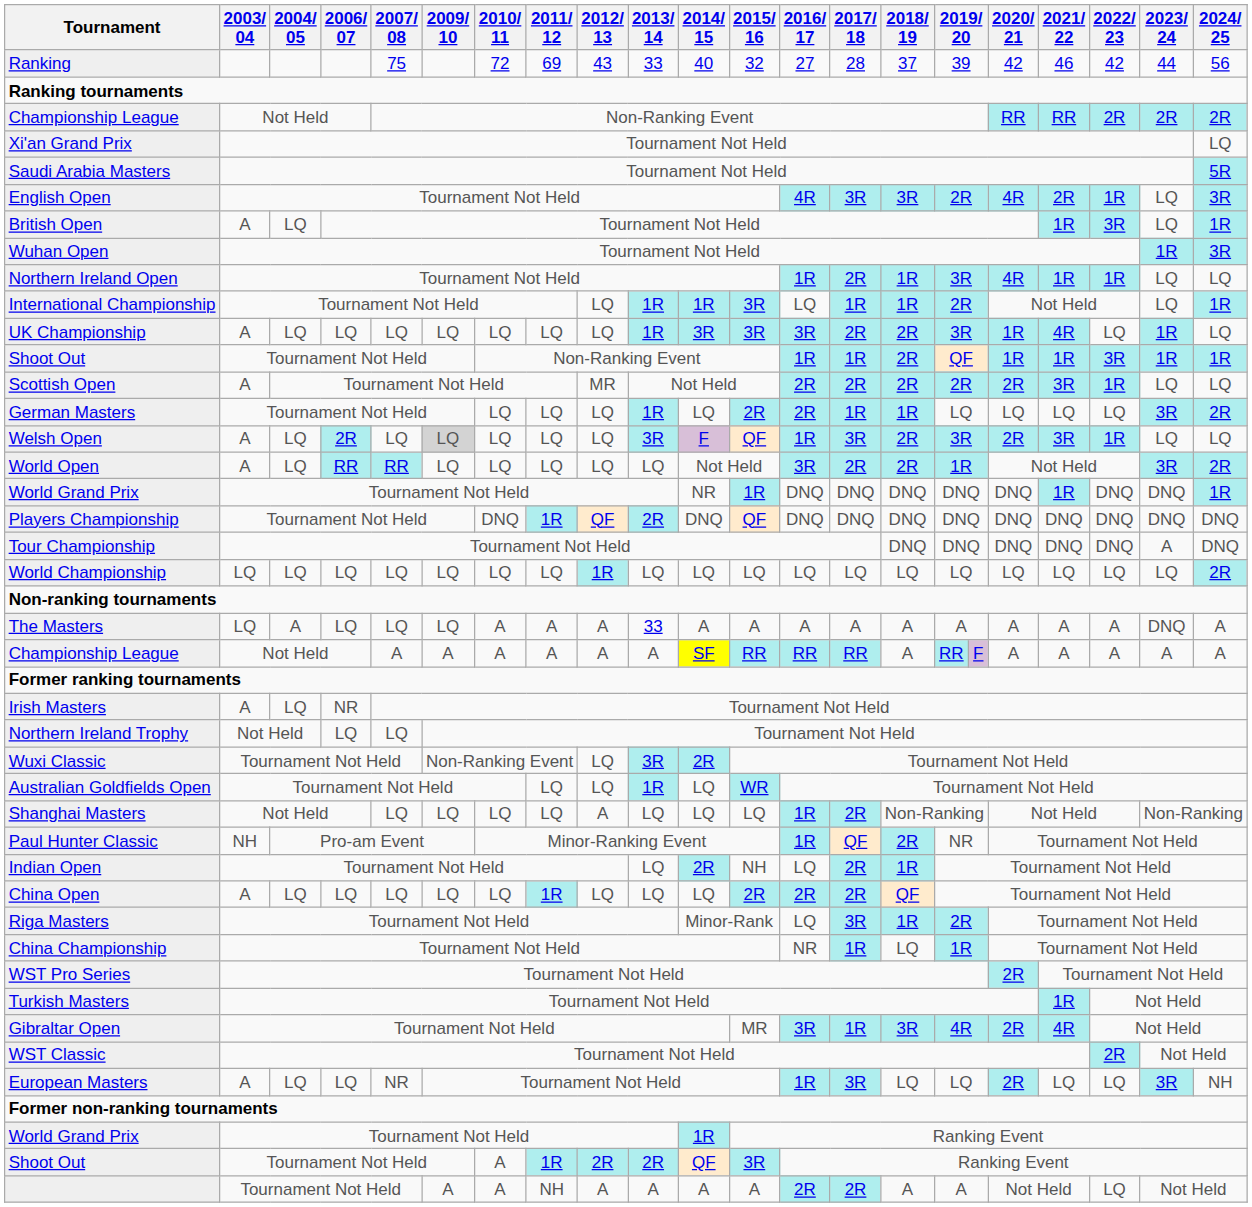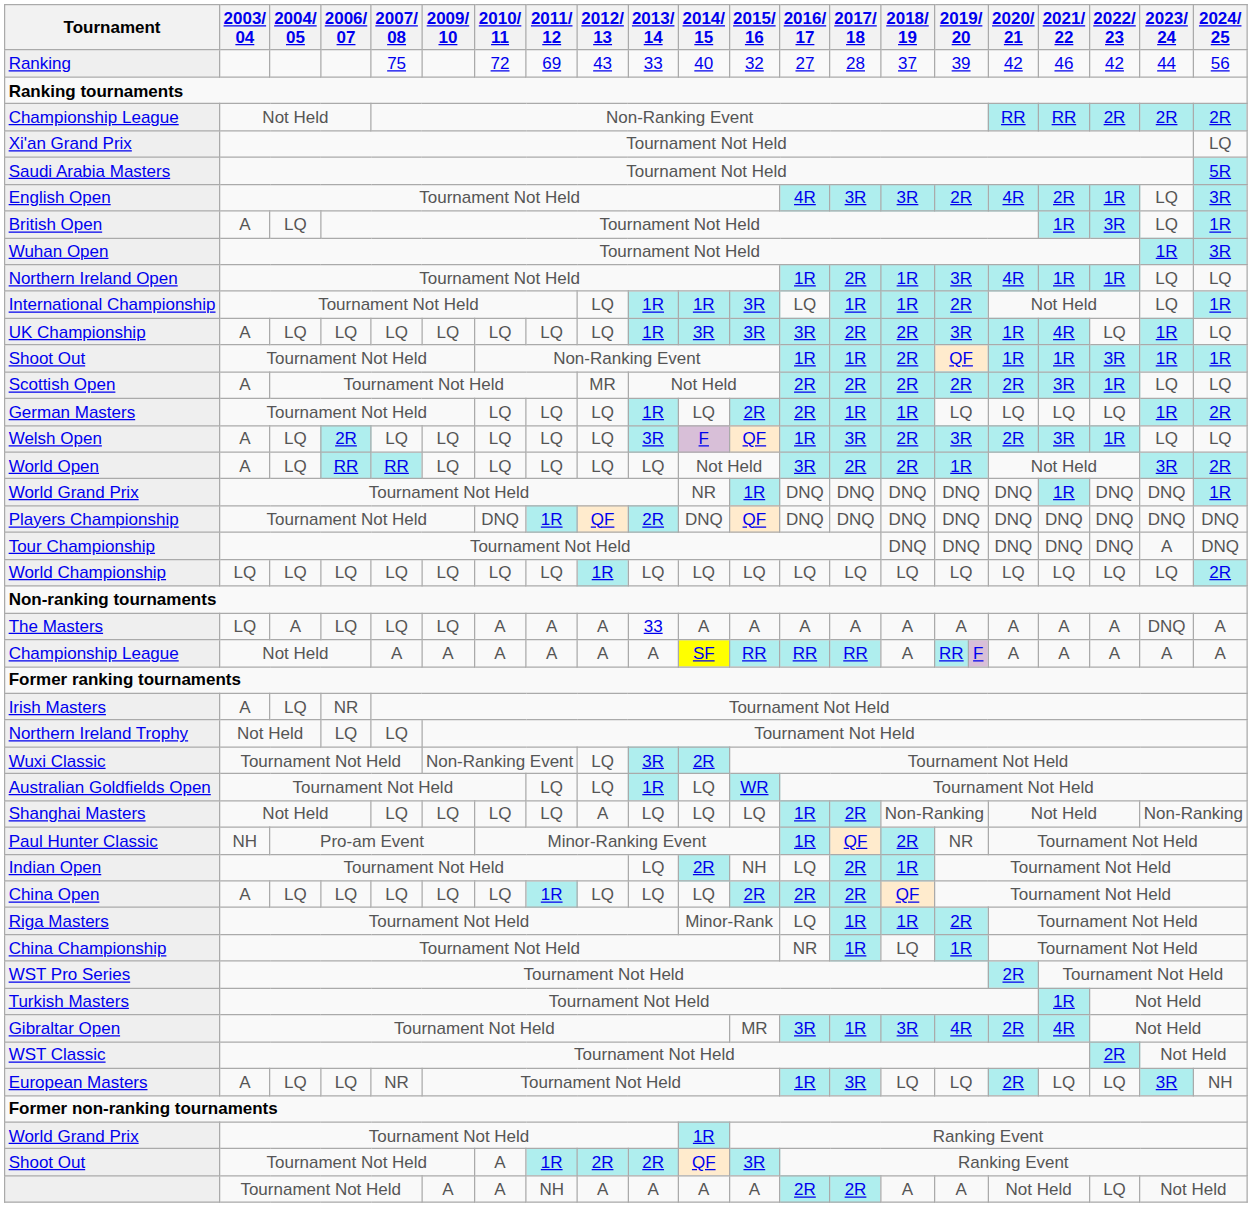(1167, 412) 3R -> (1167, 412) 1R
(448, 438) lightgrey background -> (448, 438) no background
(856, 921) 3R -> (856, 921) 1R
